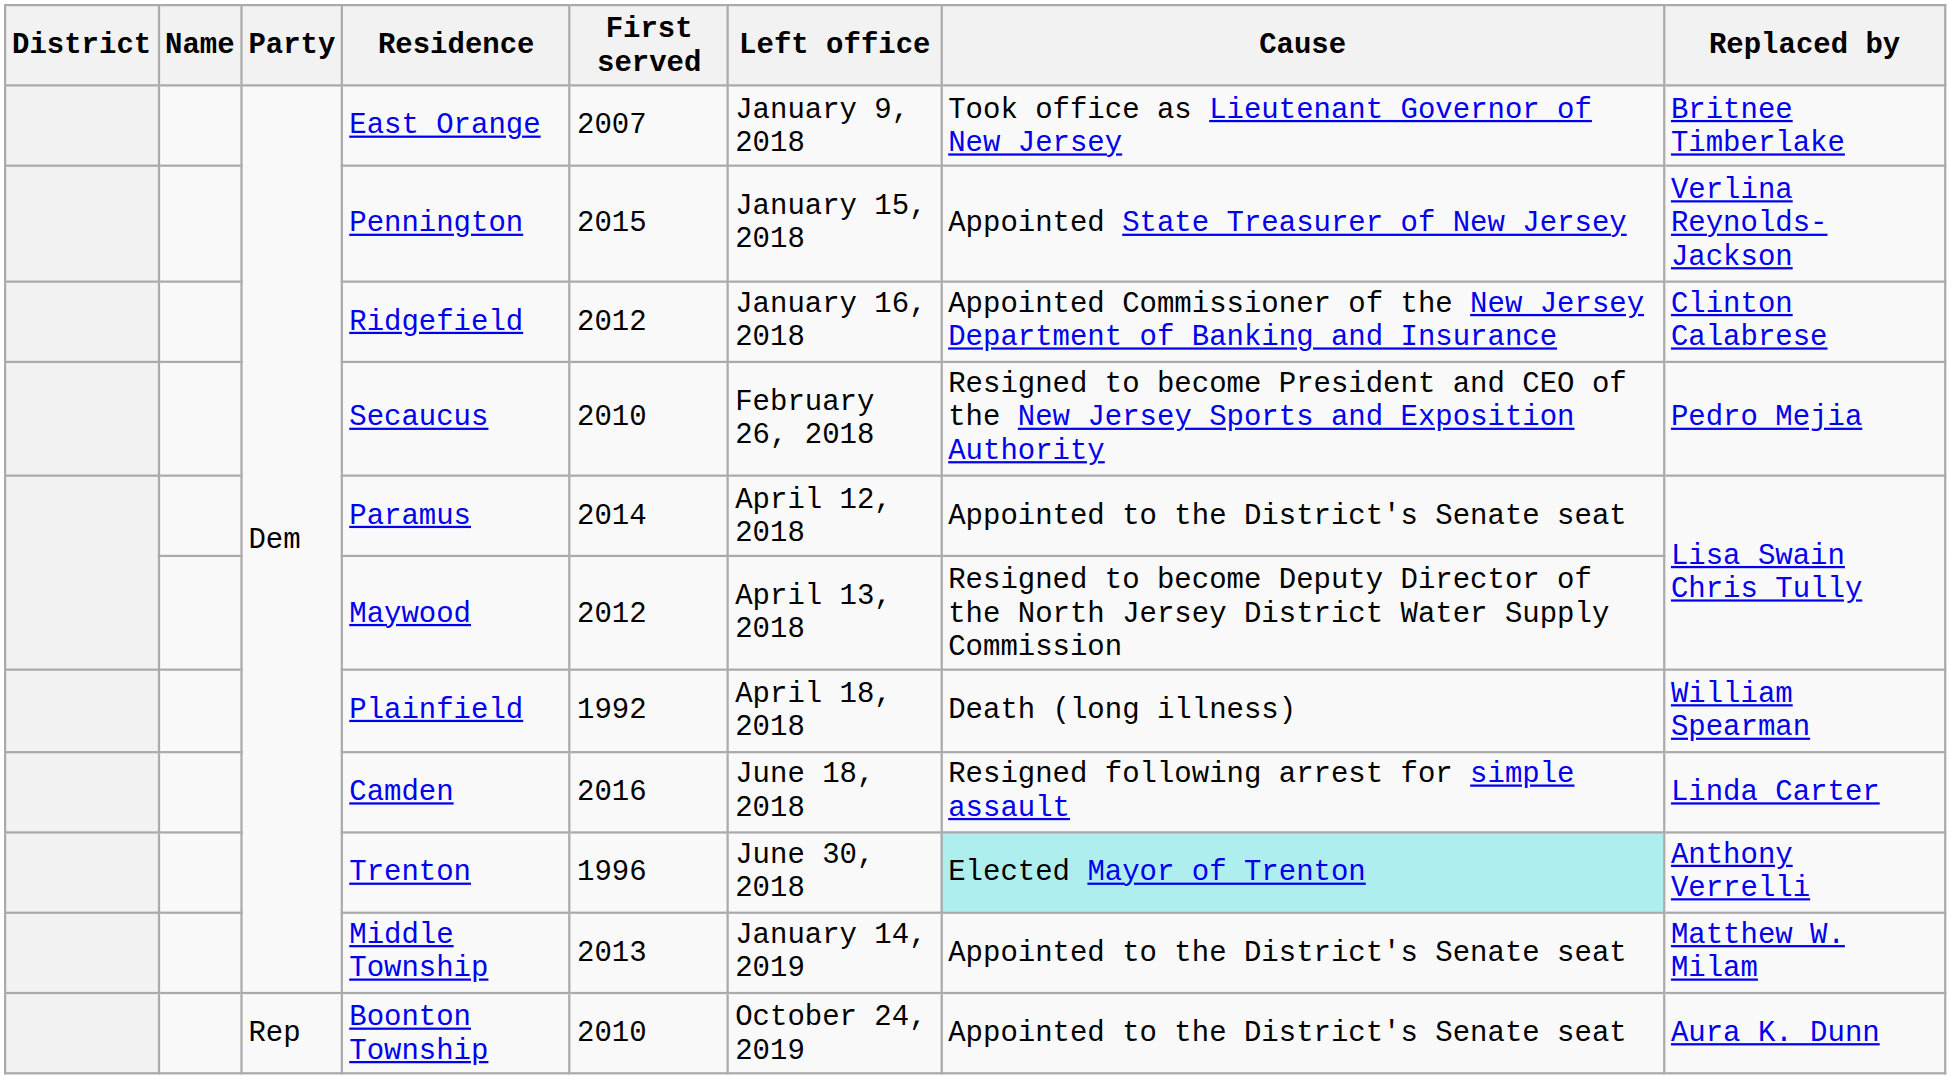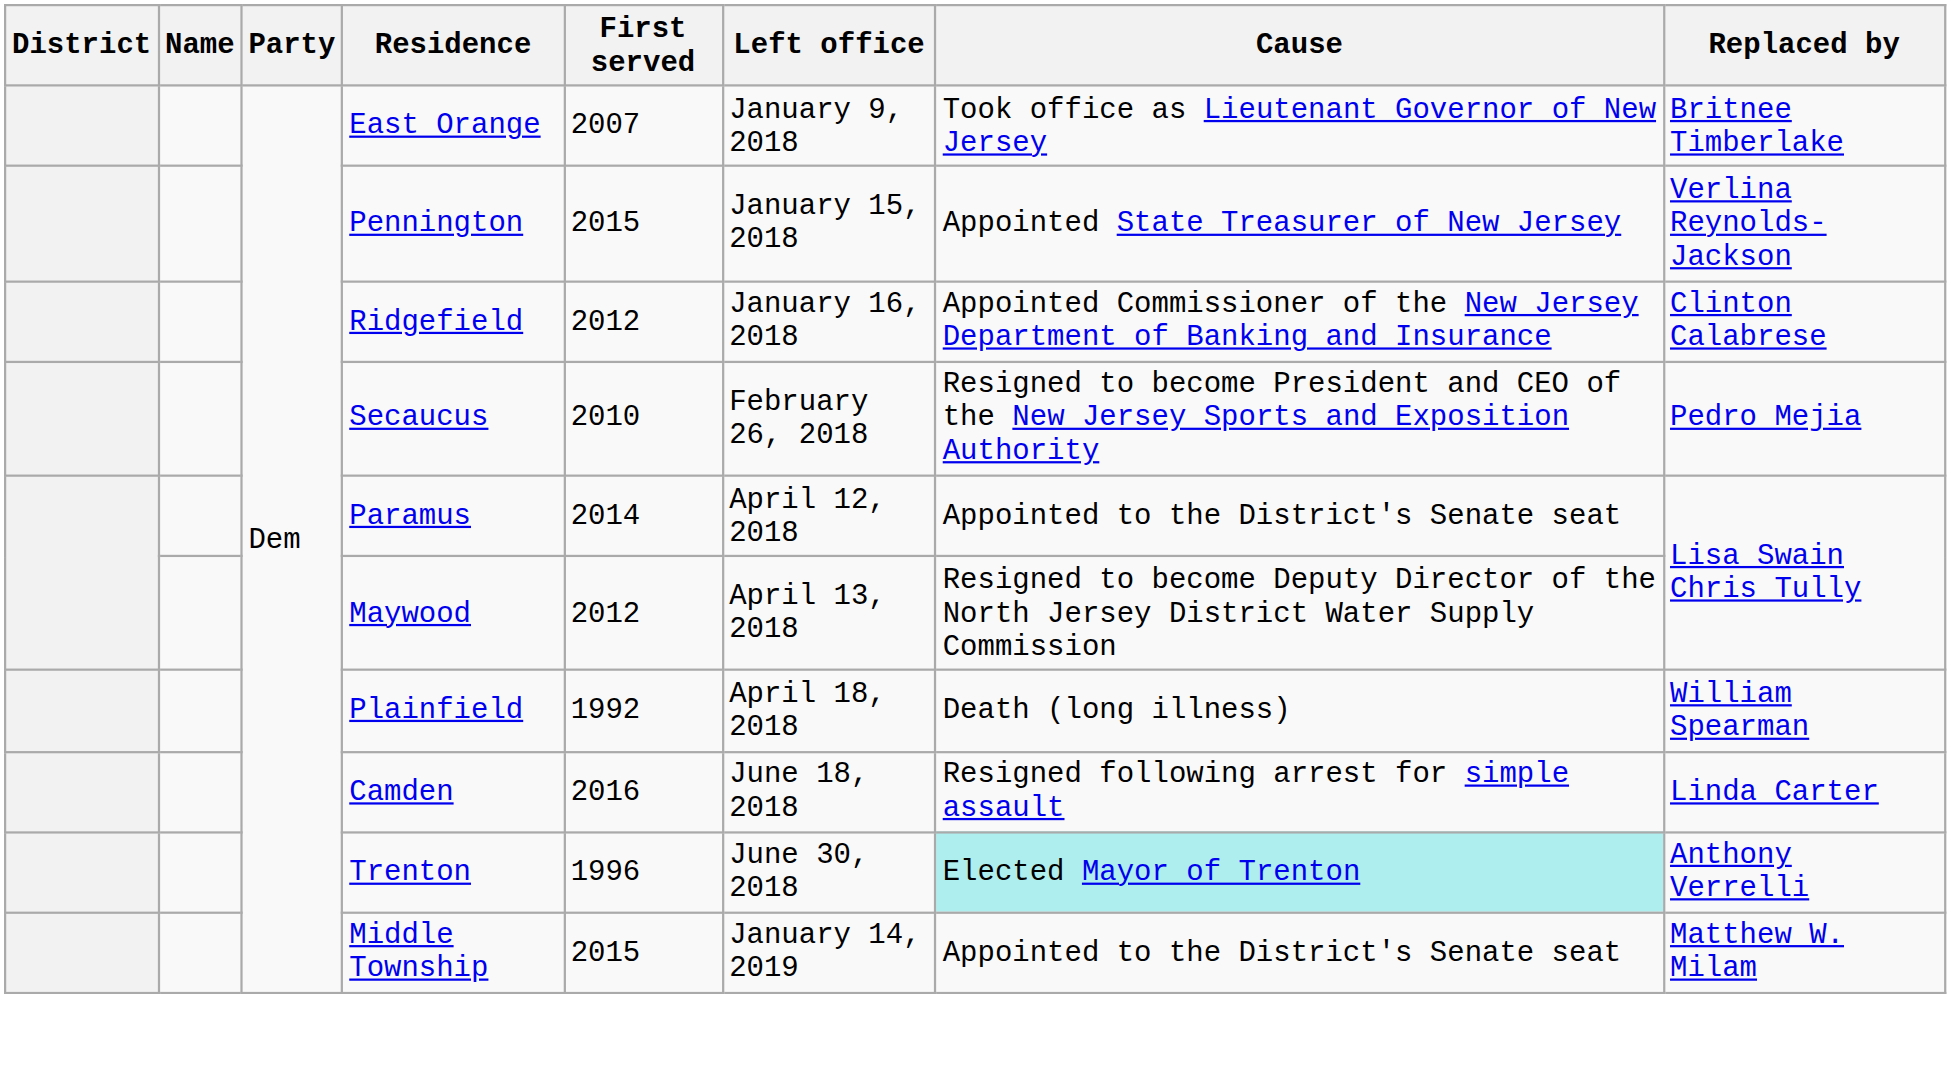(612, 953) 2013 -> (605, 953) 2015
- row: (419, 1033)
